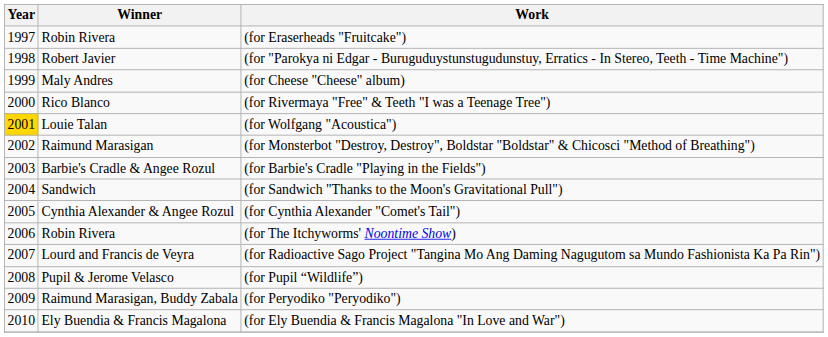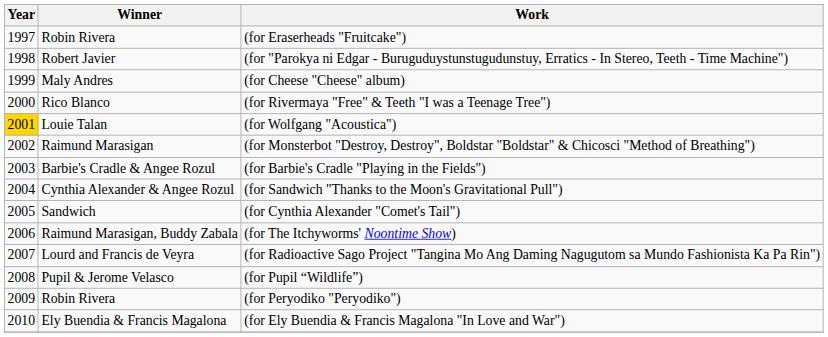(69, 189) Sandwich -> (138, 189) Cynthia Alexander & Angee Rozul
(138, 211) Cynthia Alexander & Angee Rozul -> (69, 211) Sandwich
(78, 233) Robin Rivera -> (140, 233) Raimund Marasigan, Buddy Zabala
(140, 299) Raimund Marasigan, Buddy Zabala -> (78, 299) Robin Rivera
